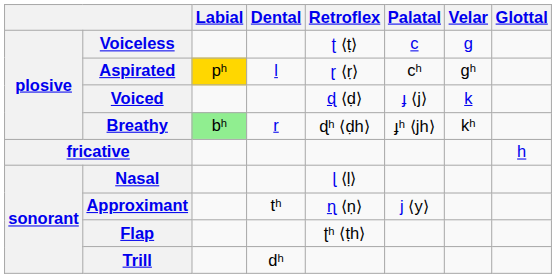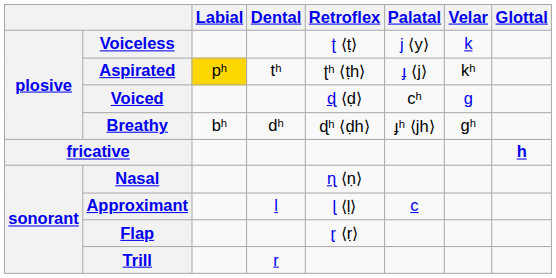(414, 44) c -> (414, 44) j ⟨y⟩
(468, 44) g -> (468, 44) k
(276, 71) l -> (276, 71) tʰ
(345, 71) ɽ ⟨ṛ⟩ -> (345, 71) ʈʰ ⟨ṭh⟩
(414, 71) cʰ -> (414, 71) ɟ ⟨j⟩
(468, 71) gʰ -> (468, 71) kʰ
(414, 99) ɟ ⟨j⟩ -> (414, 98) cʰ
(468, 98) k -> (468, 98) g
(219, 125) lightgreen background -> (219, 125) no background
(276, 125) r -> (276, 125) dʰ
(468, 125) kʰ -> (468, 125) gʰ
(522, 152) normal -> (522, 152) bold
(345, 179) ɭ ⟨ḷ⟩ -> (345, 179) ɳ ⟨ṇ⟩
(276, 206) tʰ -> (276, 206) l
(345, 206) ɳ ⟨ṇ⟩ -> (345, 206) ɭ ⟨ḷ⟩
(414, 206) j ⟨y⟩ -> (414, 206) c
(345, 233) ʈʰ ⟨ṭh⟩ -> (345, 233) ɽ ⟨ṛ⟩
(276, 260) dʰ -> (276, 260) r
